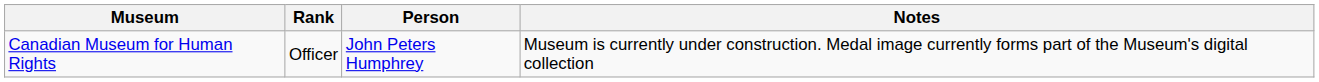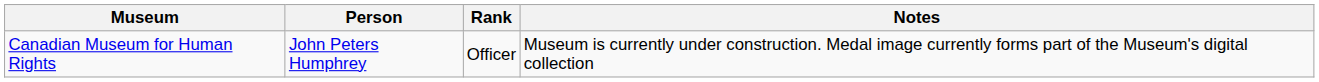columns swapped: (431, 17) <-> (313, 17)
